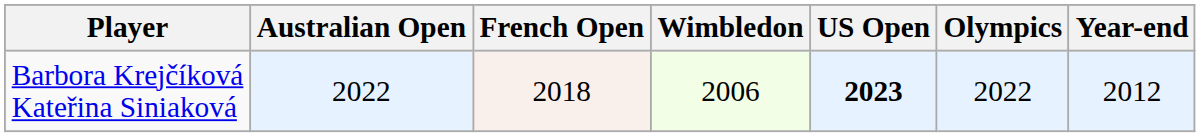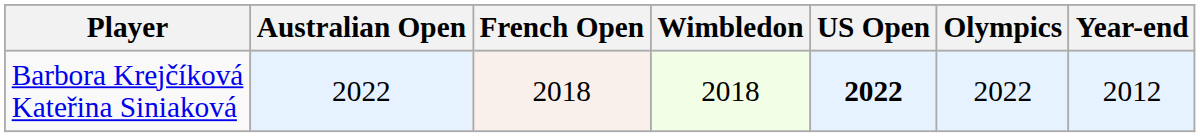(730, 90) 2006 -> (730, 90) 2018
(873, 90) 2023 -> (873, 90) 2022
